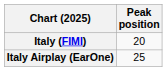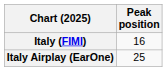(139, 41) 20 -> (139, 41) 16
